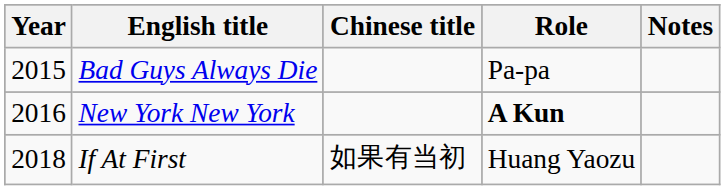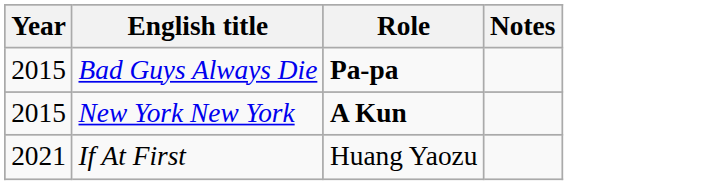- column: (403, 26)
(519, 69) normal -> (364, 69) bold
(39, 112) 2016 -> (39, 112) 2015
(39, 158) 2018 -> (39, 156) 2021
